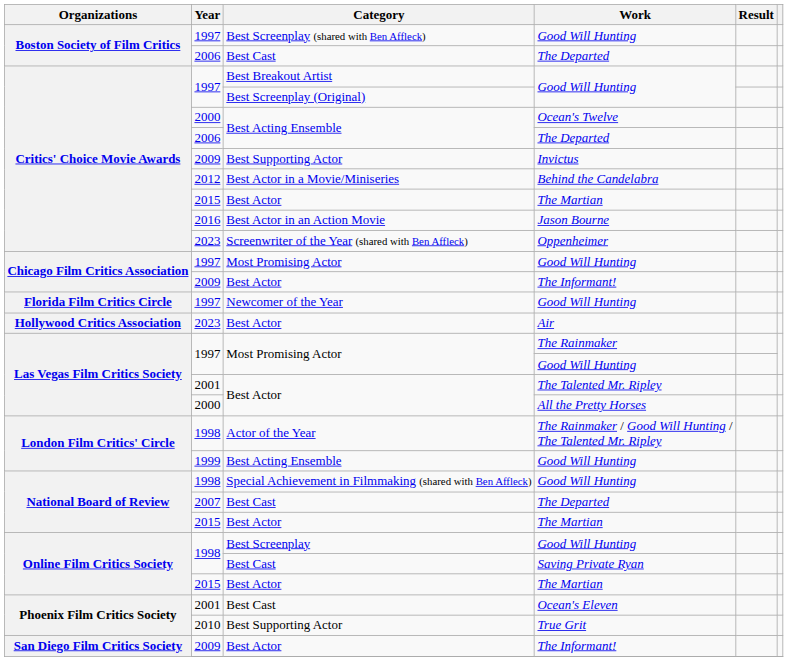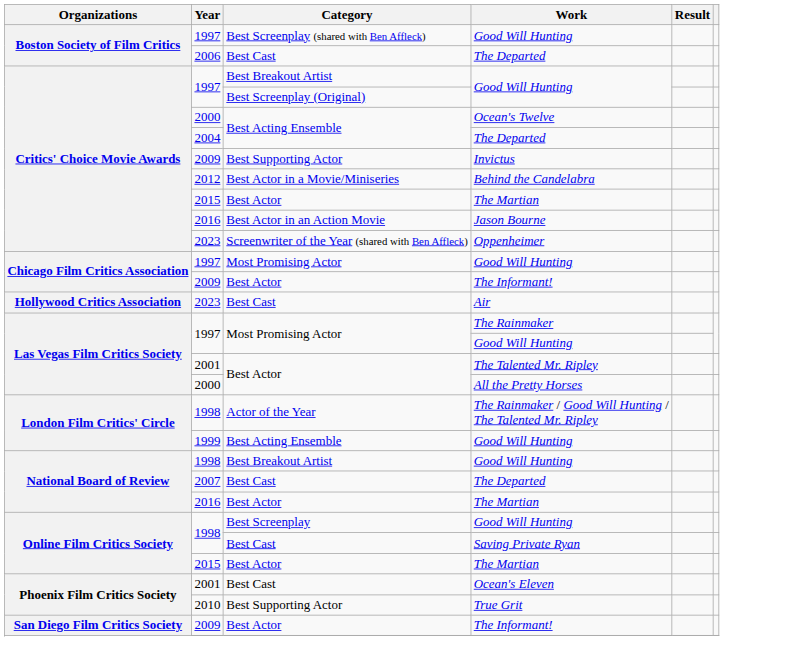(207, 138) 2006 -> (207, 138) 2004
- row: (98, 302)
(254, 323) Best Actor -> (251, 302) Best Cast
(379, 481) Special Achievement in Filmmaking (shared with Ben Affleck) -> (279, 460) Best Breakout Artist
(207, 522) 2015 -> (207, 502) 2016
